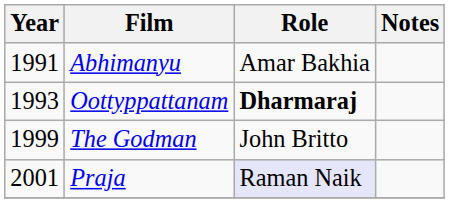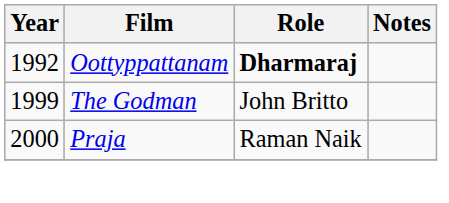- row: (126, 62)
(35, 100) 1993 -> (35, 62) 1992
(35, 178) 2001 -> (35, 139) 2000
(301, 178) lavender background -> (301, 139) no background
